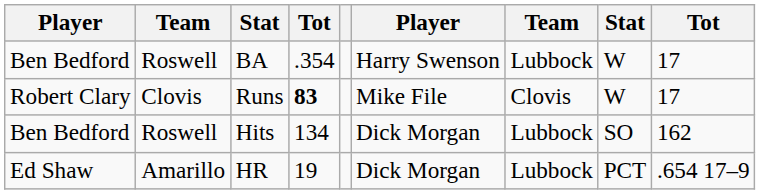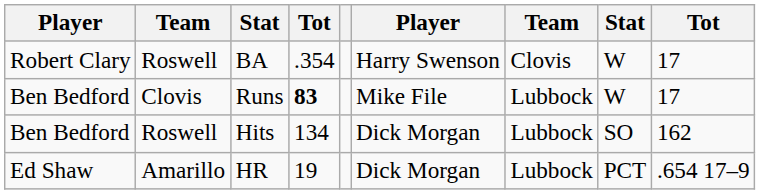(70, 59) Ben Bedford -> (70, 59) Robert Clary
(552, 59) Lubbock -> (541, 59) Clovis
(70, 96) Robert Clary -> (70, 96) Ben Bedford
(541, 96) Clovis -> (552, 96) Lubbock
